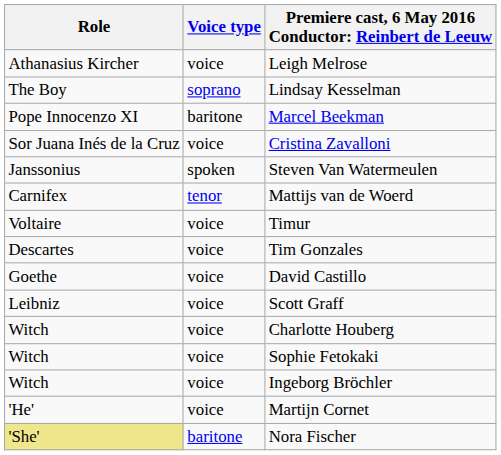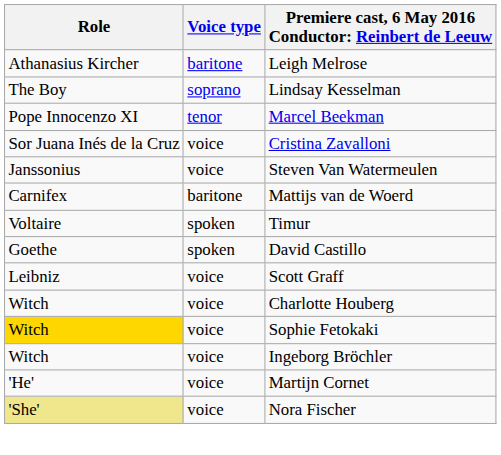(206, 63) voice -> (215, 63) baritone
(215, 116) baritone -> (205, 116) tenor
(211, 169) spoken -> (206, 169) voice
(205, 196) tenor -> (215, 196) baritone
(206, 223) voice -> (211, 223) spoken
- row: (316, 249)
(206, 276) voice -> (211, 249) spoken
(29, 356) no background -> (29, 329) gold background
(215, 436) baritone -> (206, 409) voice
